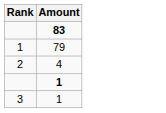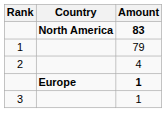+ column: (76, 13)
